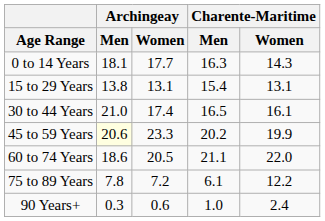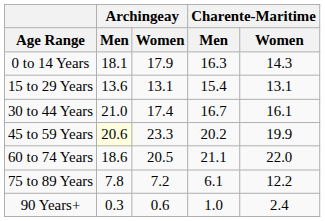(160, 63) 17.7 -> (160, 63) 17.9
(114, 87) 13.8 -> (114, 87) 13.6
(214, 110) 16.5 -> (214, 110) 16.7
